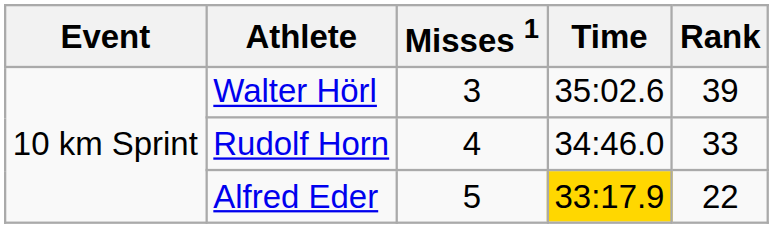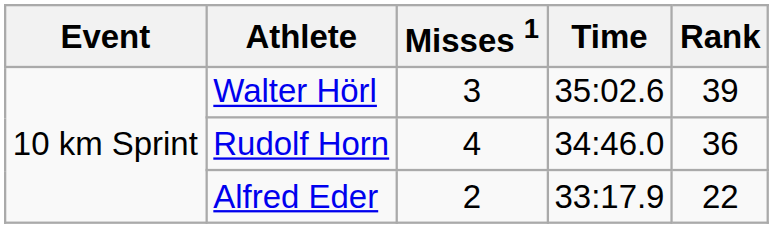(720, 144) 33 -> (720, 144) 36
(472, 197) 5 -> (472, 197) 2
(609, 197) gold background -> (609, 197) no background
